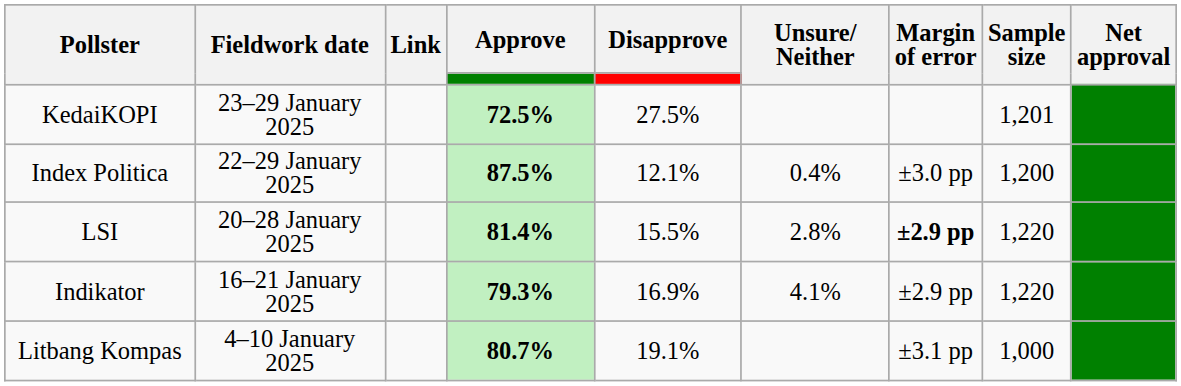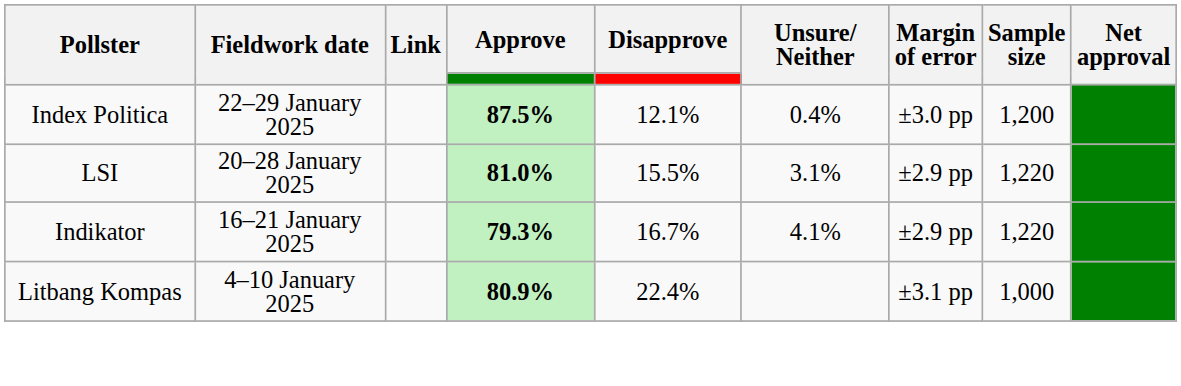- row: (100, 114)
(520, 232) 81.4% -> (520, 173) 81.0%
(815, 232) 2.8% -> (815, 173) 3.1%
(936, 232) bold -> (936, 173) normal
(668, 291) 16.9% -> (668, 232) 16.7%
(520, 351) 80.7% -> (520, 291) 80.9%
(668, 351) 19.1% -> (668, 291) 22.4%
